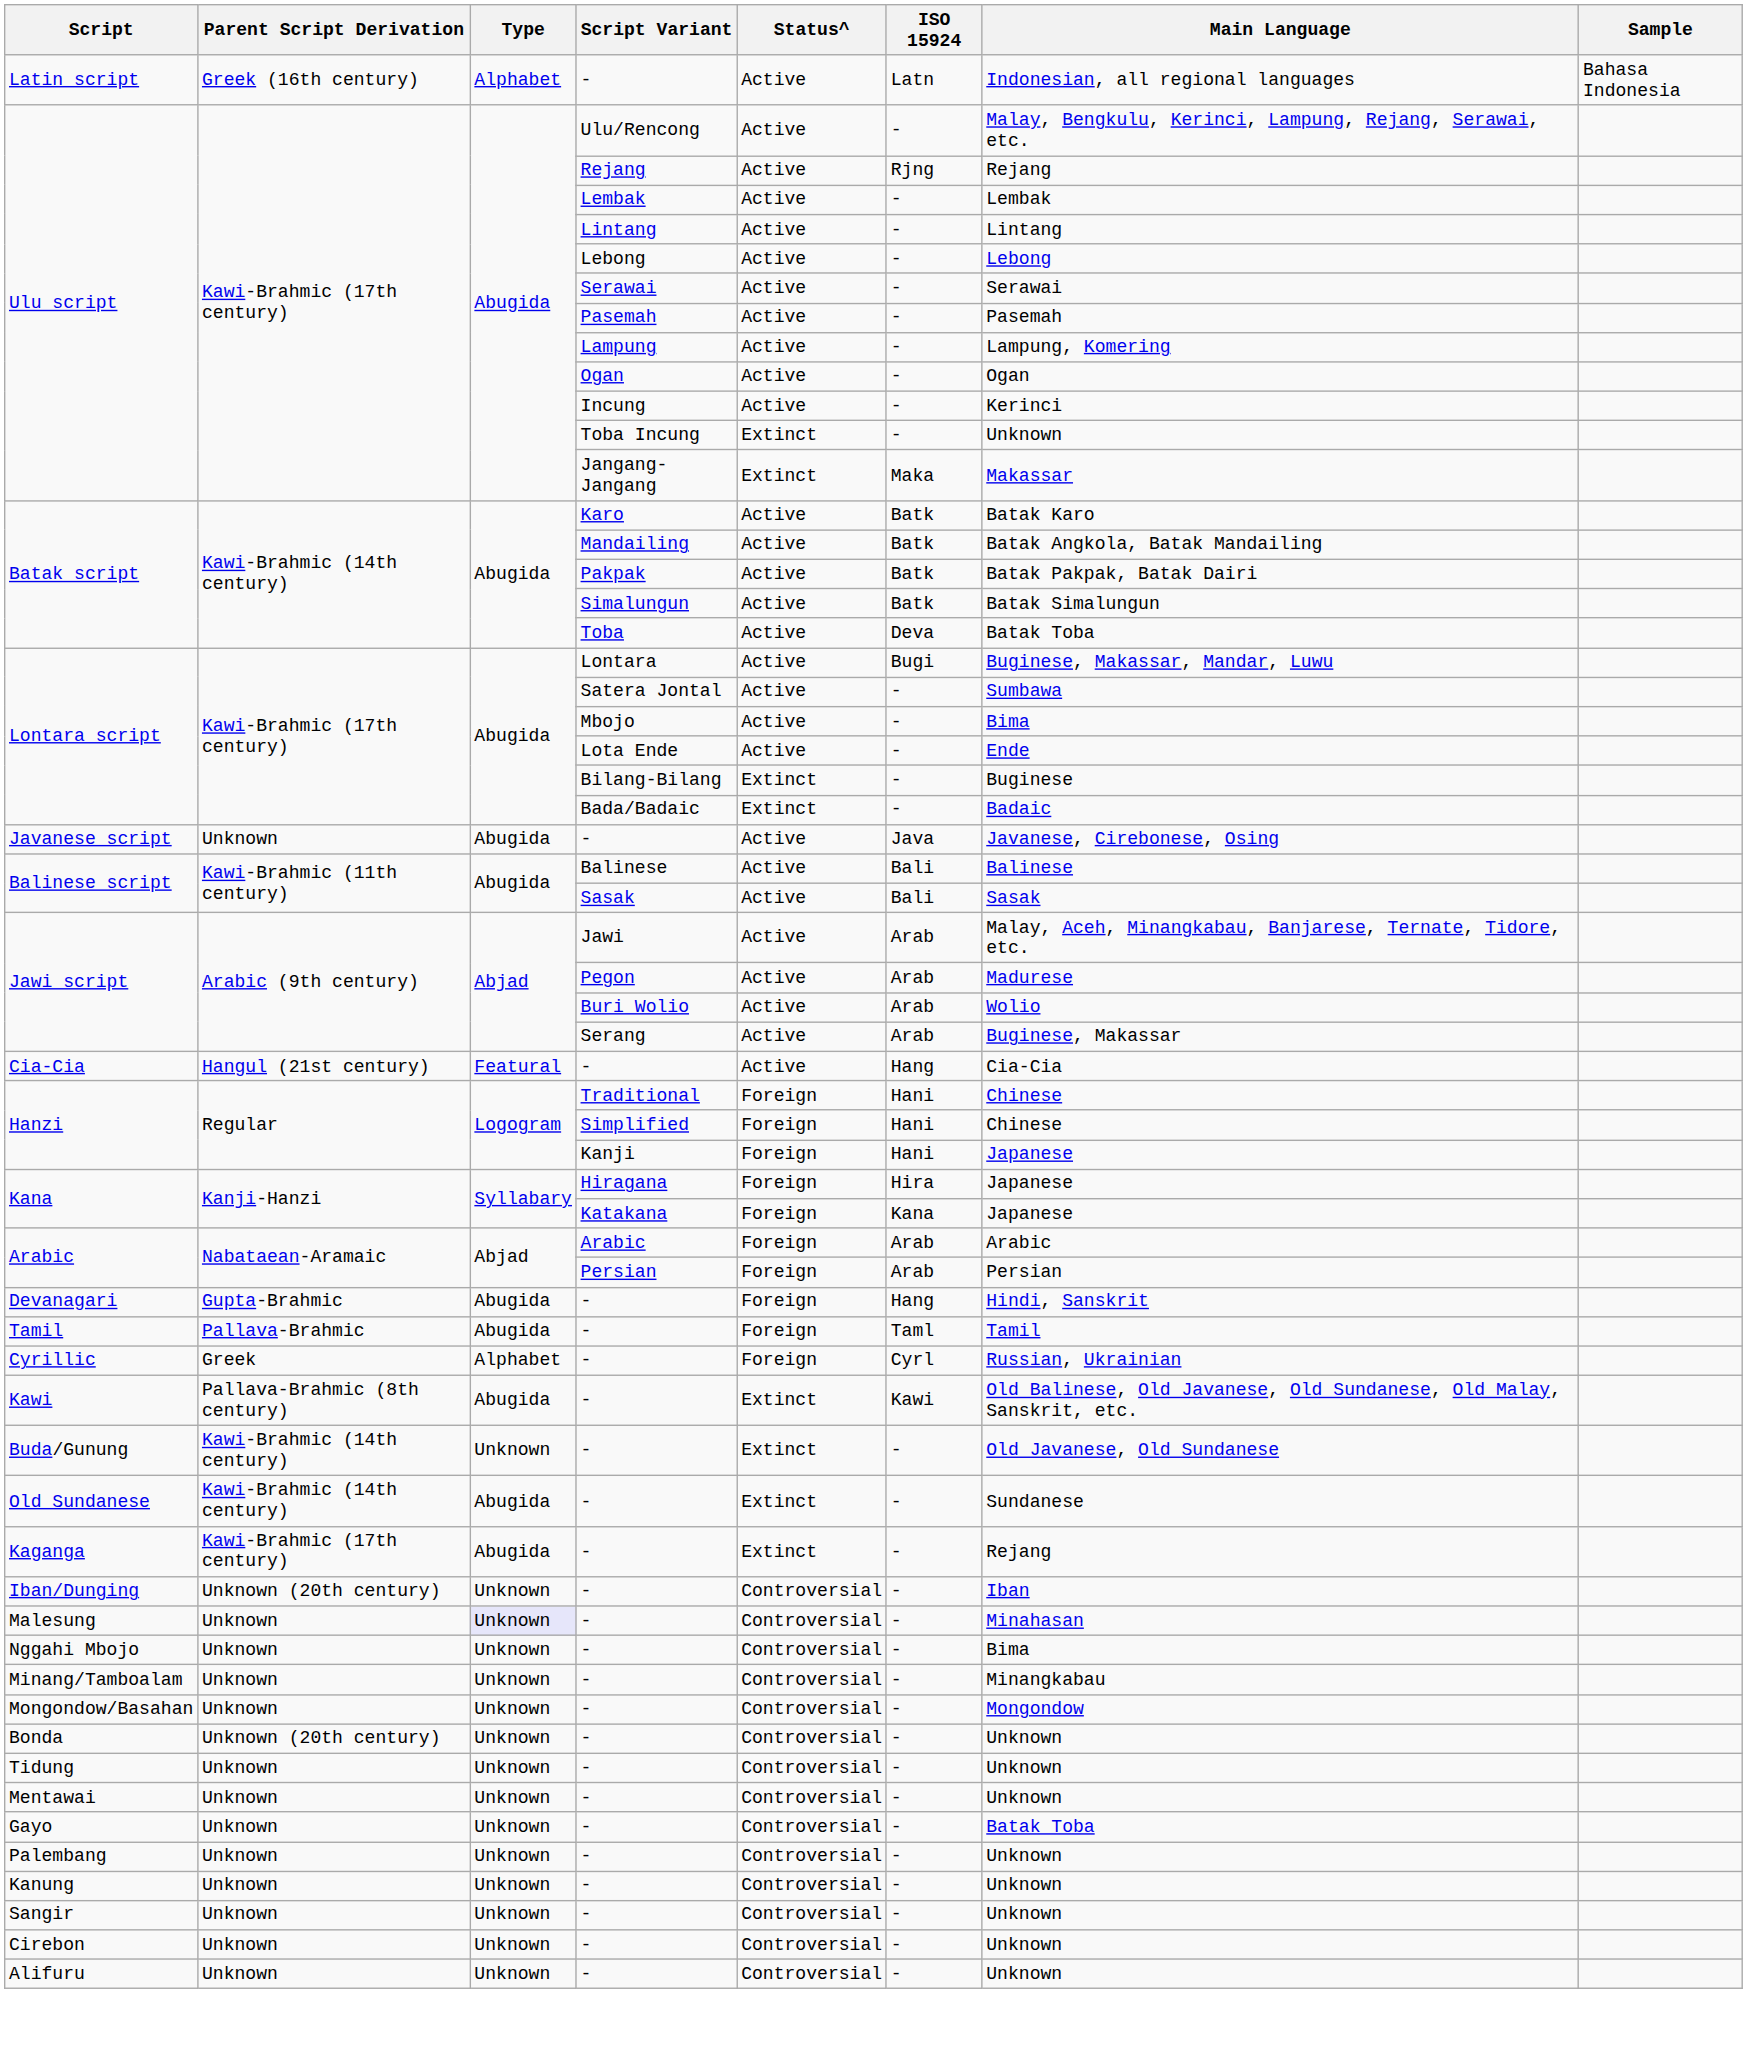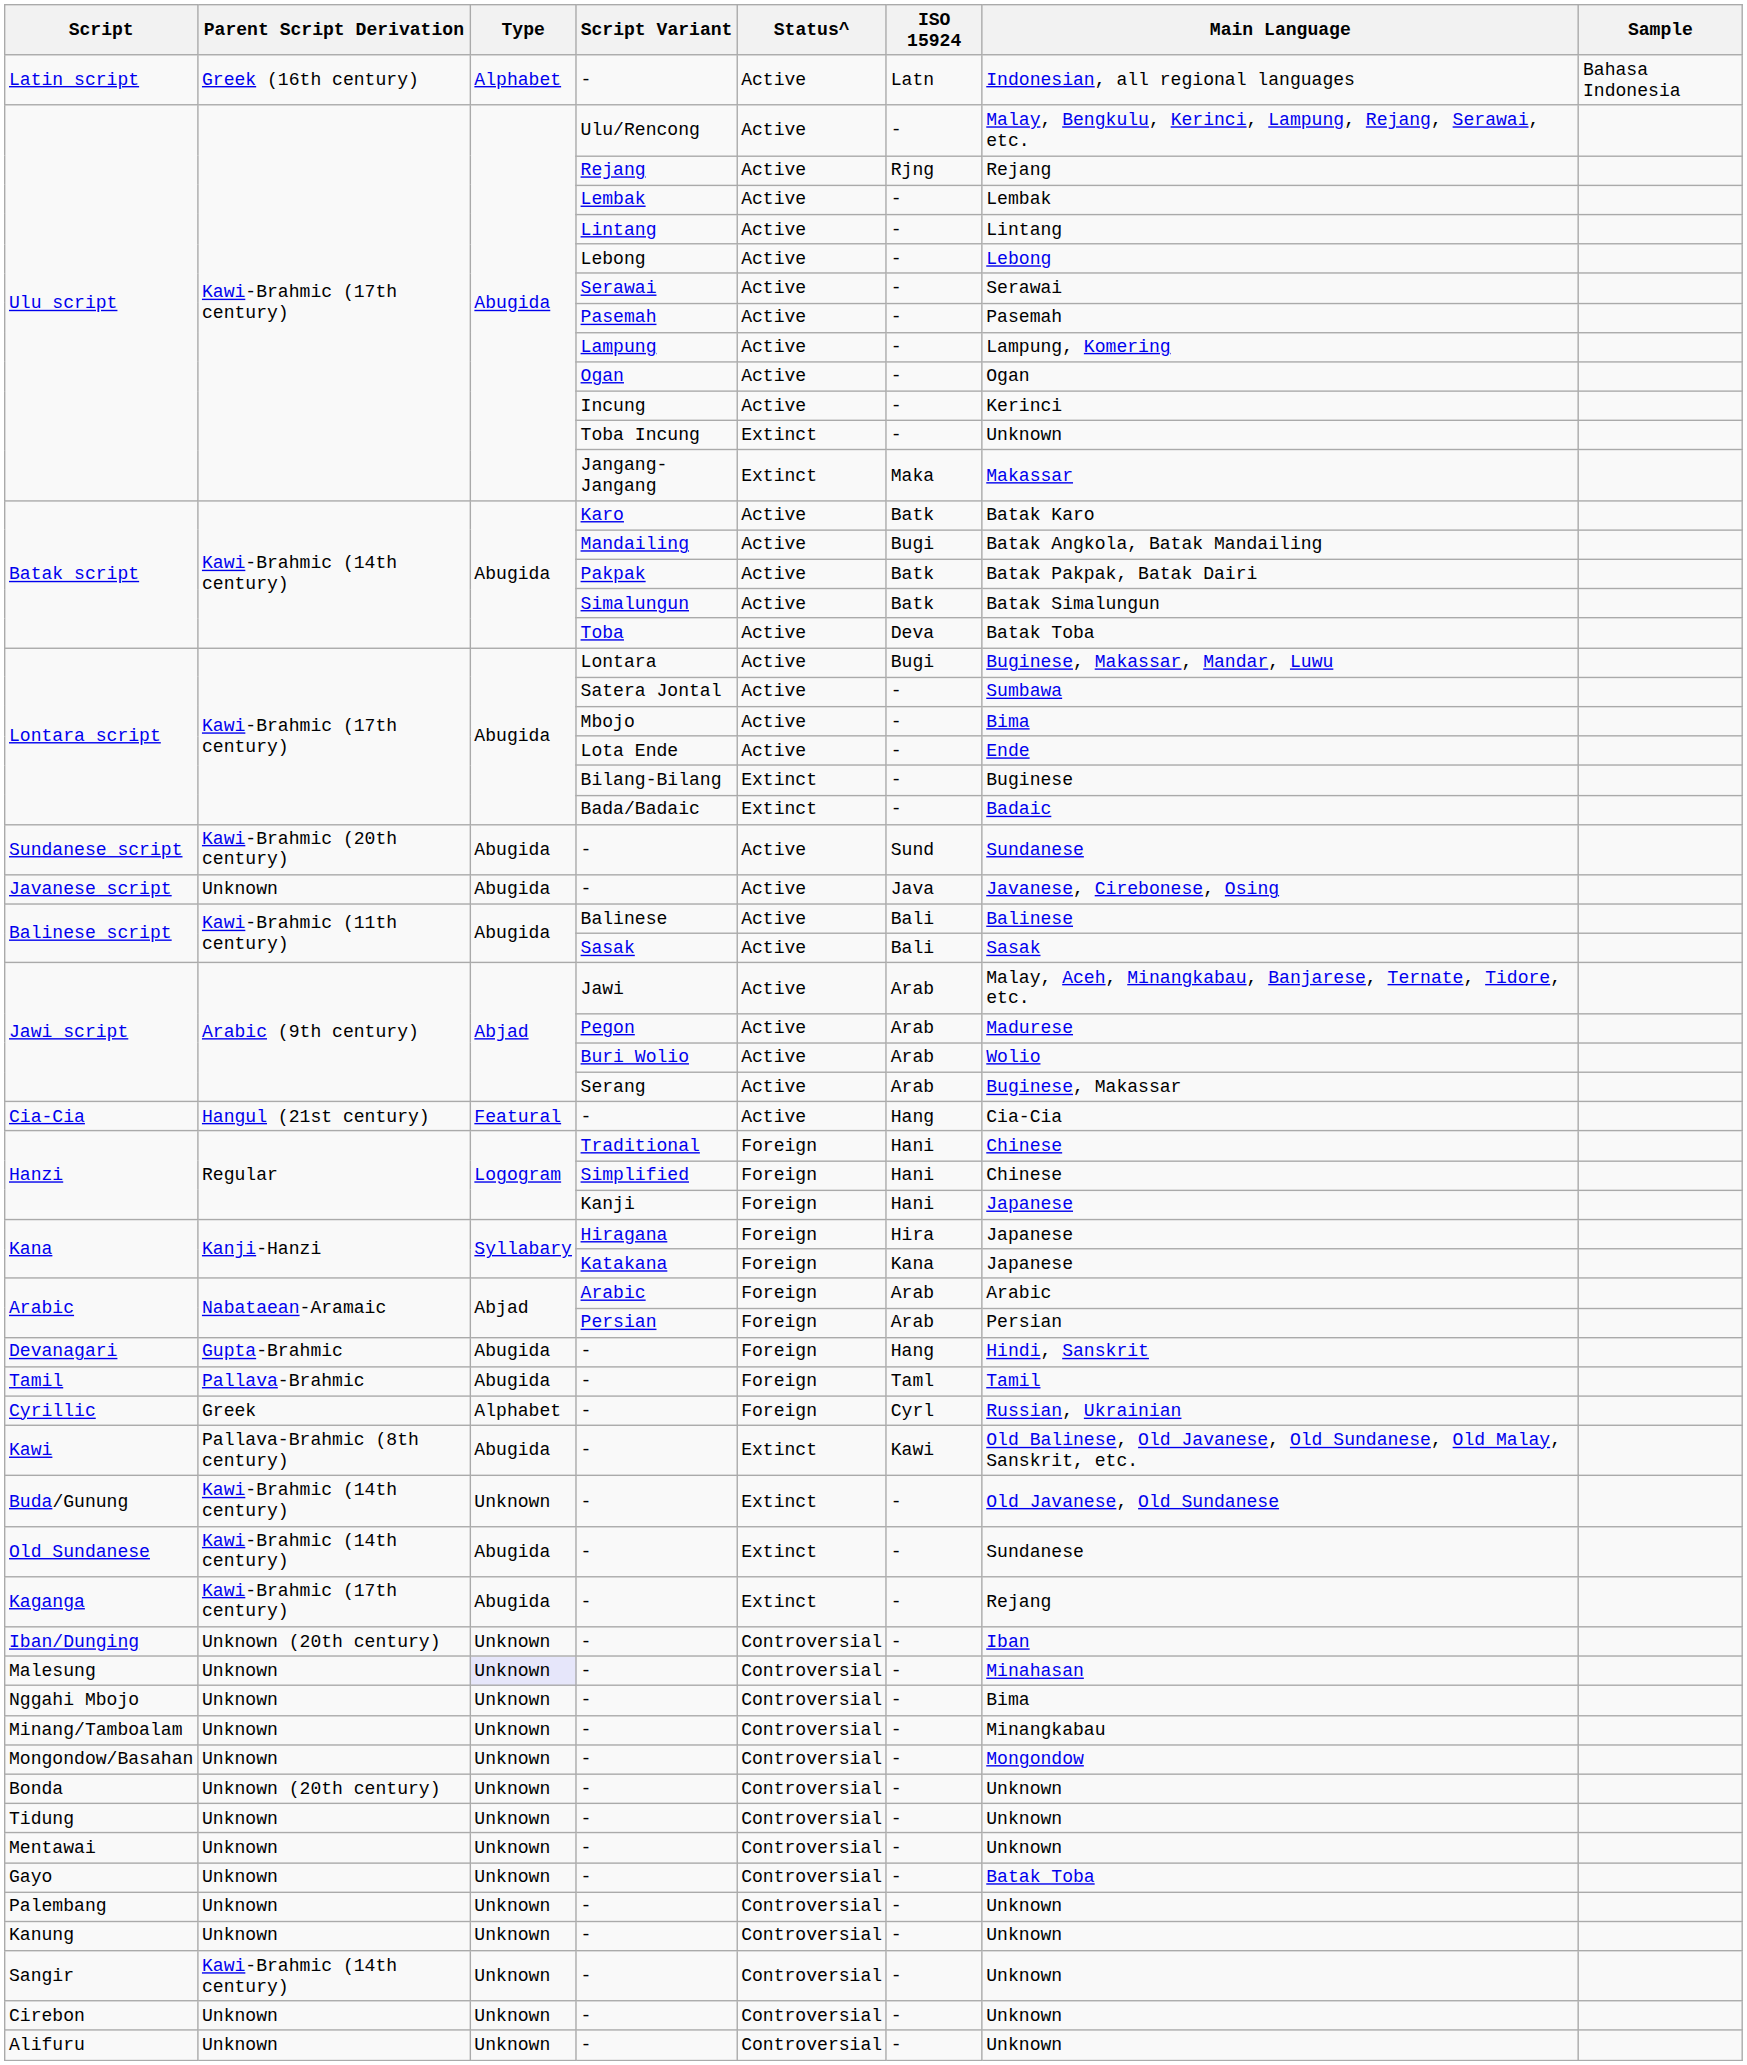(912, 545) Batk -> (912, 545) Bugi
+ row: (96, 850)
(240, 1915) Unknown -> (300, 1976) Kawi-Brahmic (14th century)
